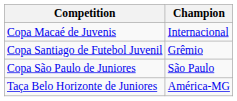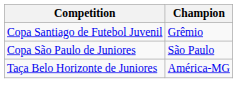- row: (62, 31)
